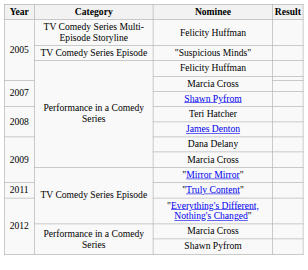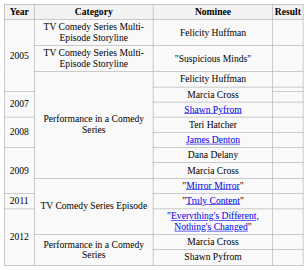(94, 53) TV Comedy Series Episode -> (94, 58) TV Comedy Series Multi-Episode Storyline
